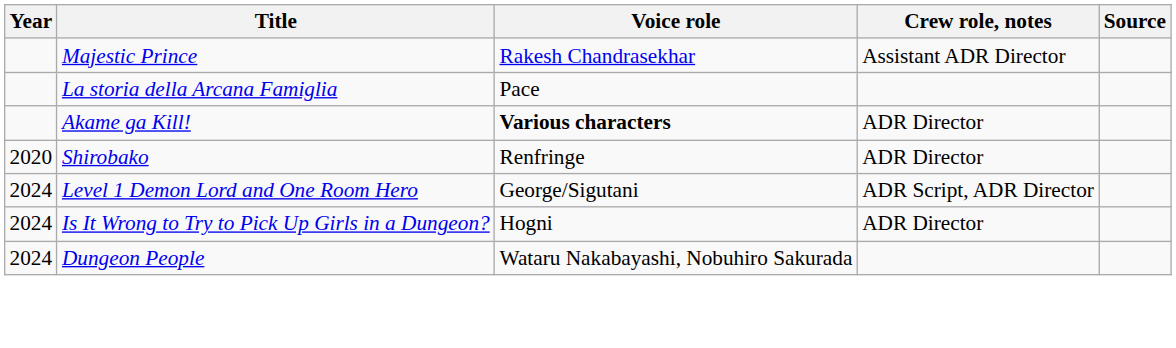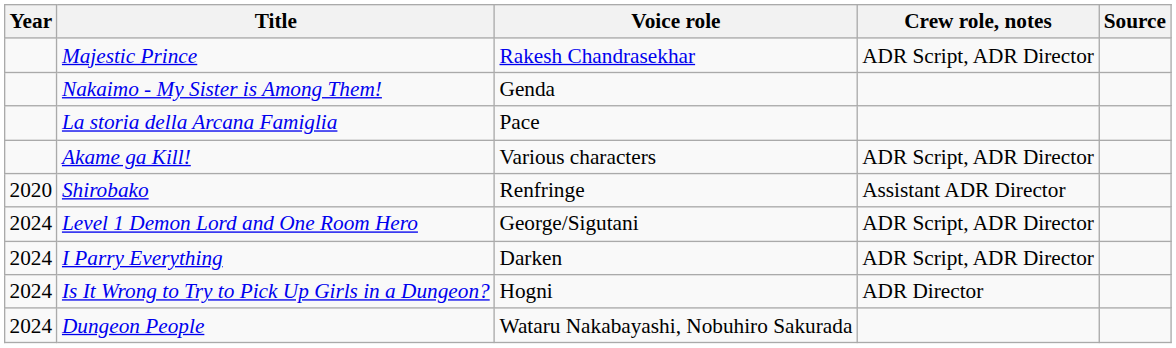(964, 55) Assistant ADR Director -> (978, 55) ADR Script, ADR Director
+ row: (222, 88)
(585, 122) bold -> (578, 156) normal
(923, 122) ADR Director -> (978, 156) ADR Script, ADR Director
(923, 156) ADR Director -> (964, 190) Assistant ADR Director
+ row: (142, 257)
